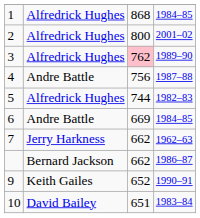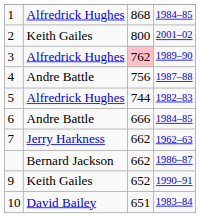(76, 35) Alfredrick Hughes -> (60, 35) Keith Gailes
(140, 118) 669 -> (140, 118) 666
